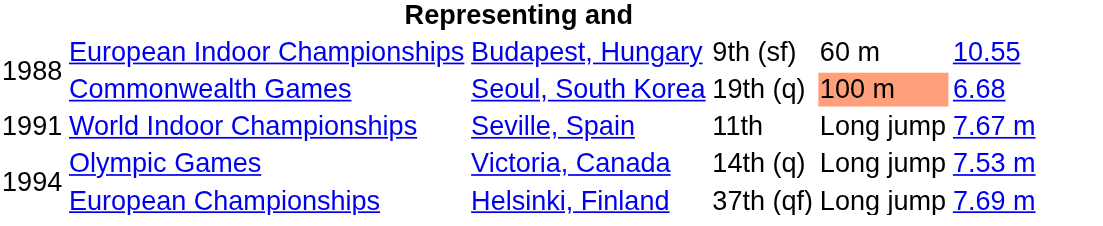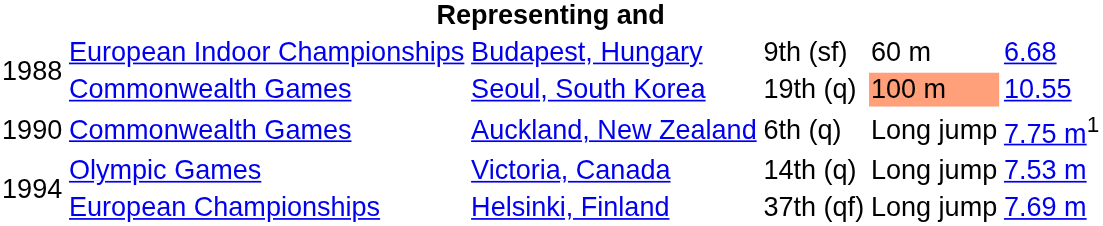(987, 52) 10.55 -> (1030, 52) 6.68
(979, 89) 6.68 -> (1038, 89) 10.55
+ row: (614, 130)
- row: (553, 126)
